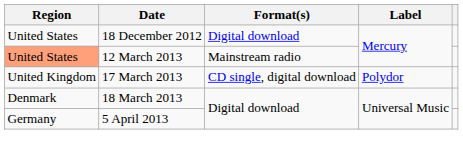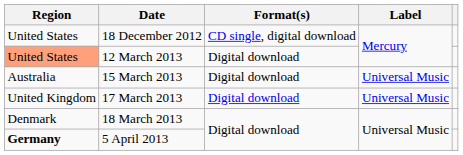(254, 35) Digital download -> (282, 35) CD single, digital download
(254, 56) Mainstream radio -> (254, 56) Digital download
+ row: (142, 77)
(282, 77) CD single, digital download -> (254, 98) Digital download
(383, 77) Polydor -> (405, 98) Universal Music
(32, 118) normal -> (34, 139) bold
